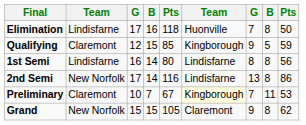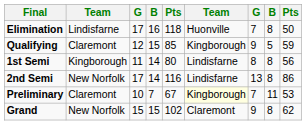(94, 62) Lindisfarne -> (98, 62) Kingborough
(135, 62) 16 -> (137, 62) 11
(171, 111) 105 -> (173, 111) 102
